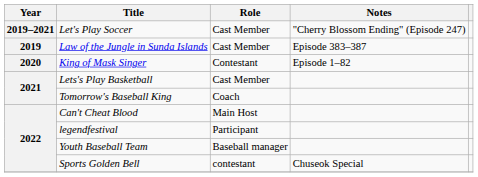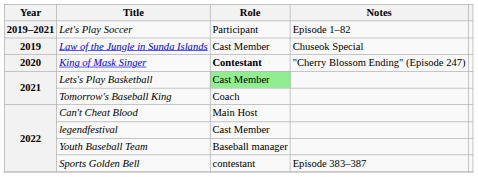(241, 29) Cast Member -> (235, 29) Participant
(379, 29) "Cherry Blossom Ending" (Episode 247) -> (322, 29) Episode 1–82
(329, 46) Episode 383–387 -> (328, 46) Chuseok Special
(235, 63) normal -> (237, 63) bold
(322, 63) Episode 1–82 -> (379, 63) "Cherry Blossom Ending" (Episode 247)
(241, 79) no background -> (241, 79) lightgreen background
(235, 130) Participant -> (241, 130) Cast Member
(328, 163) Chuseok Special -> (329, 163) Episode 383–387
